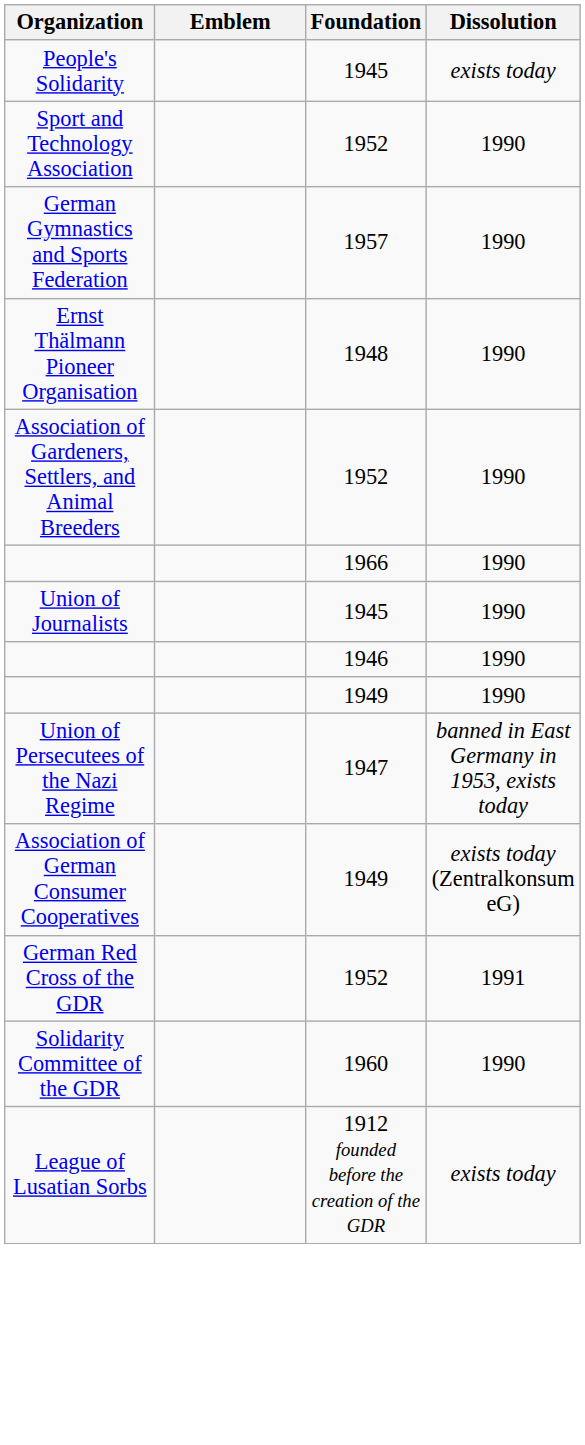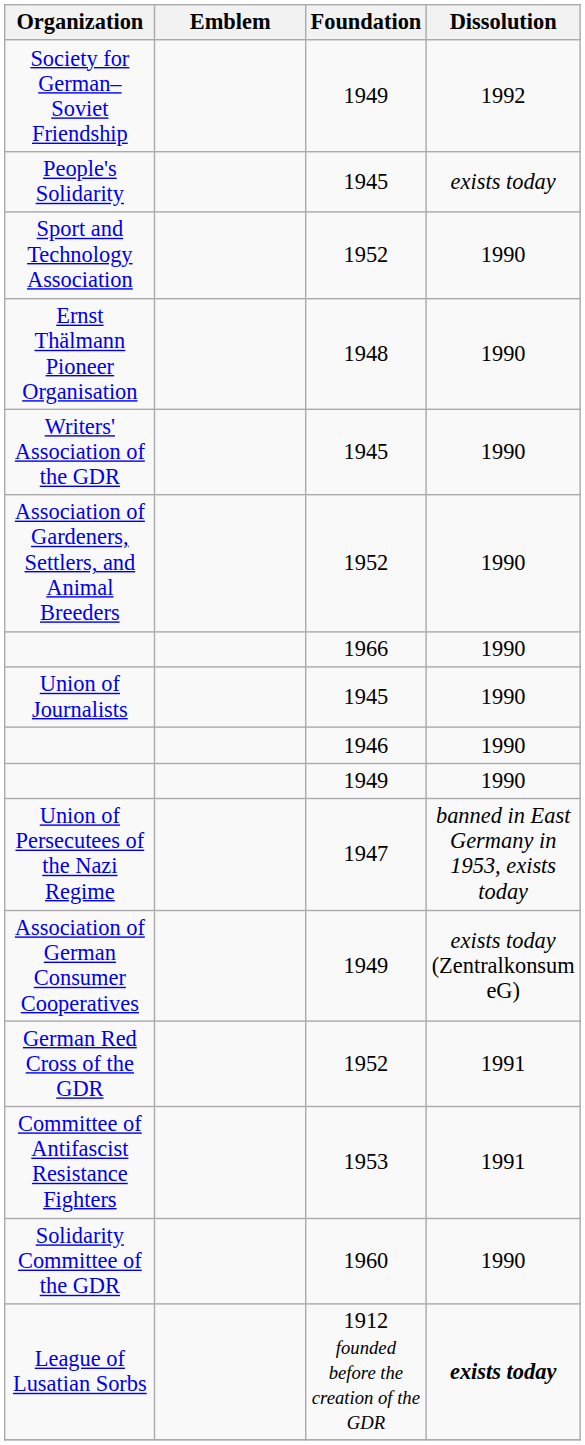+ row: (80, 95)
- row: (80, 242)
+ row: (80, 451)
+ row: (80, 1162)
(503, 1174) normal -> (503, 1371) bold
